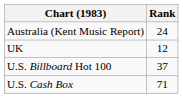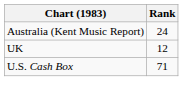- row: (59, 66)
